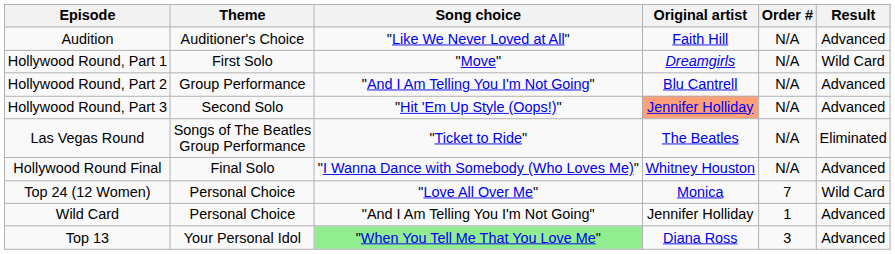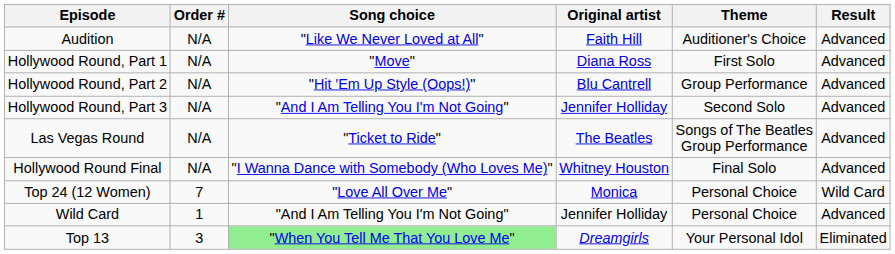columns swapped: (242, 15) <-> (787, 15)
(700, 61) Dreamgirls -> (614, 61) Diana Ross
(853, 61) Wild Card -> (853, 61) Advanced
(478, 84) "And I Am Telling You I'm Not Going" -> (392, 84) "Hit 'Em Up Style (Oops!)"
(478, 107) "Hit 'Em Up Style (Oops!)" -> (392, 107) "And I Am Telling You I'm Not Going"
(700, 107) lightsalmon background -> (614, 107) no background
(853, 138) Eliminated -> (853, 138) Advanced
(700, 237) Diana Ross -> (614, 237) Dreamgirls
(853, 237) Advanced -> (853, 237) Eliminated
